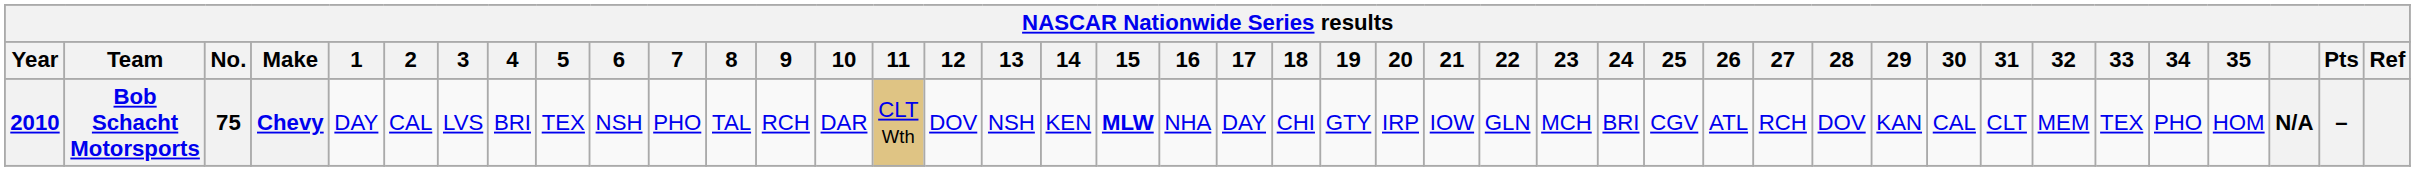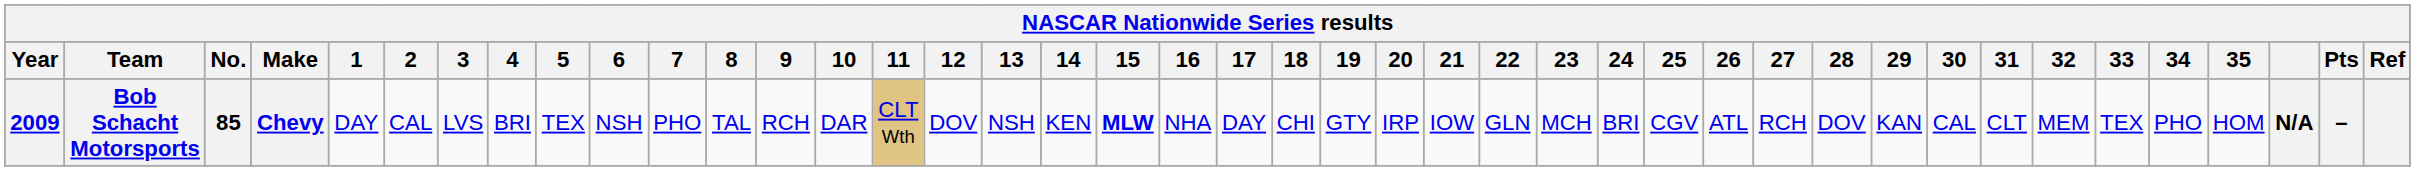(35, 122) 2010 -> (35, 122) 2009
(228, 122) 75 -> (228, 122) 85
